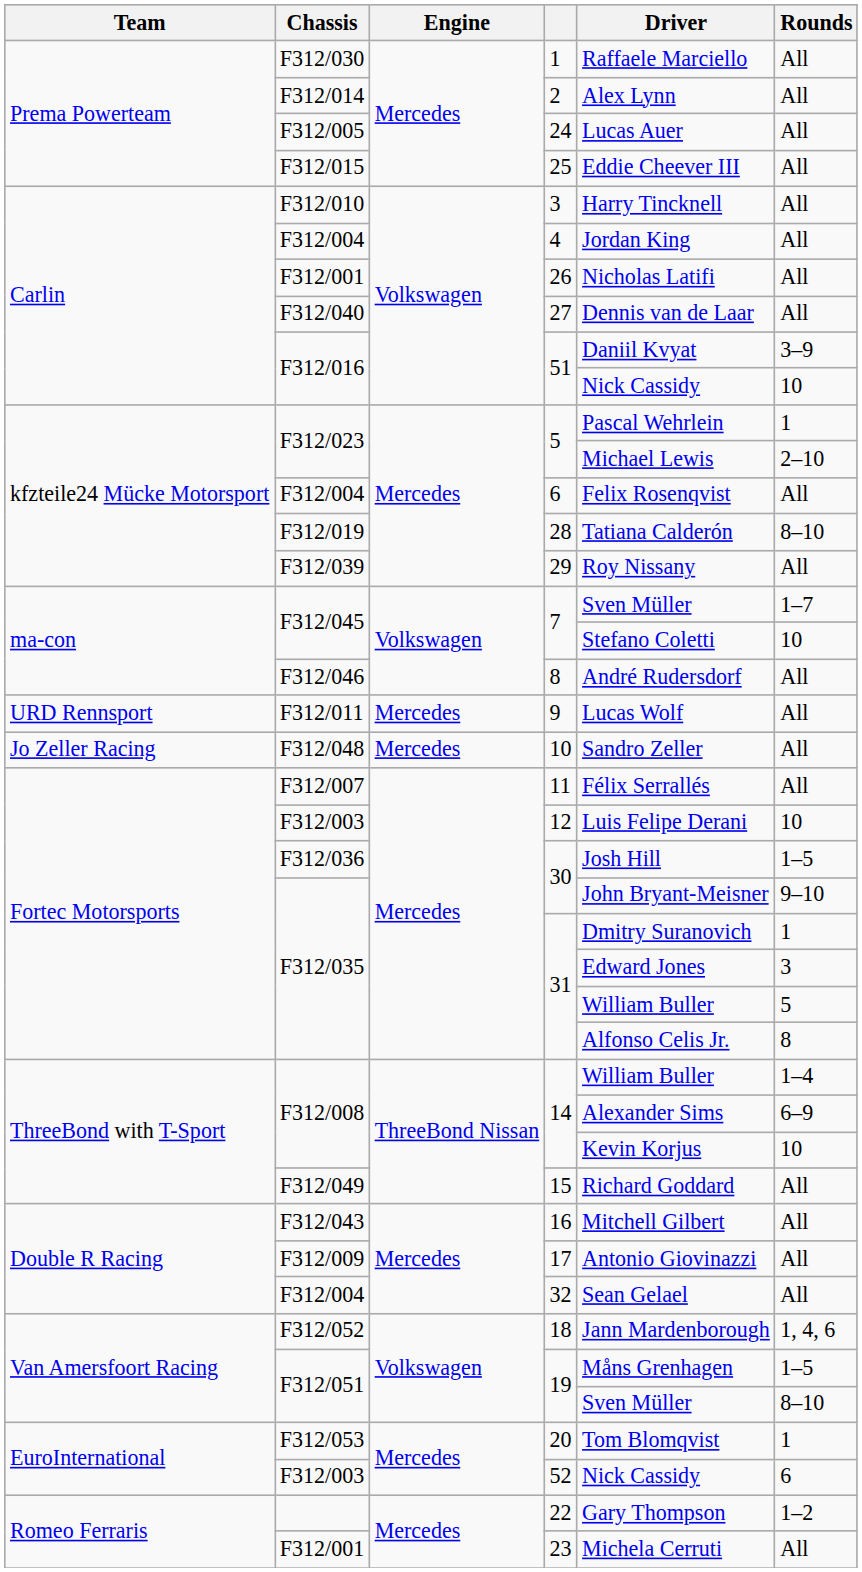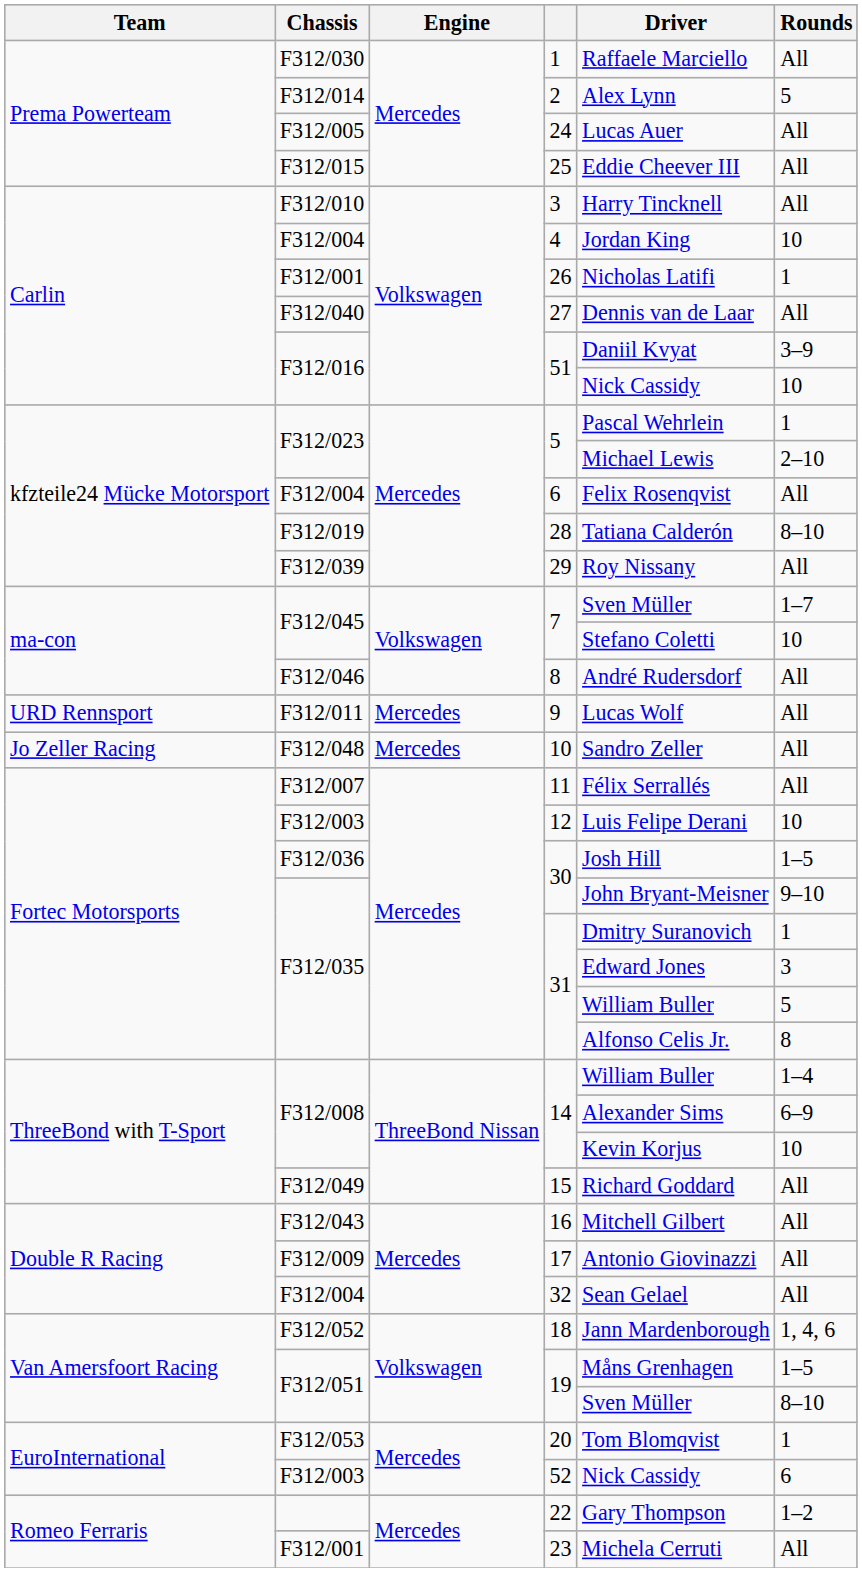(794, 94) All -> (786, 94) 5
(794, 240) All -> (791, 240) 10
(794, 276) All -> (786, 276) 1
